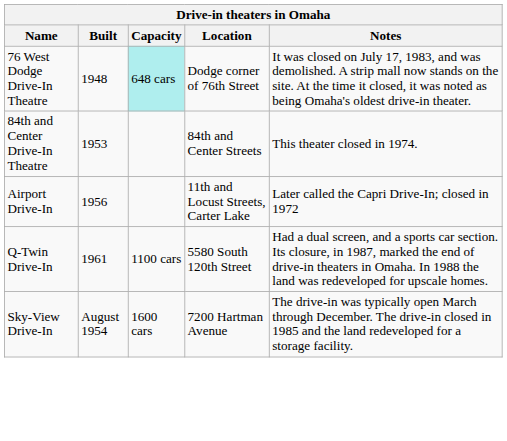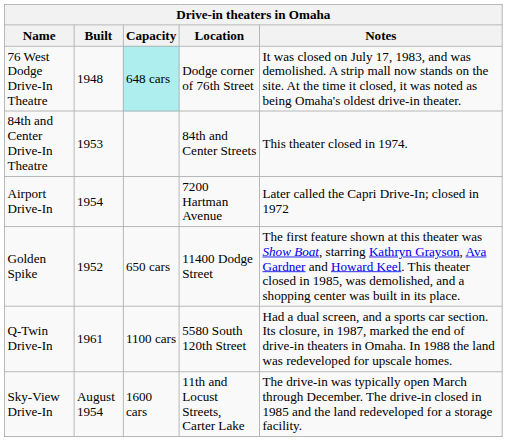(94, 201) 1956 -> (90, 201) 1954
(227, 201) 11th and Locust Streets, Carter Lake -> (205, 201) 7200 Hartman Avenue
+ row: (27, 266)
(225, 324) 7200 Hartman Avenue -> (213, 404) 11th and Locust Streets, Carter Lake
